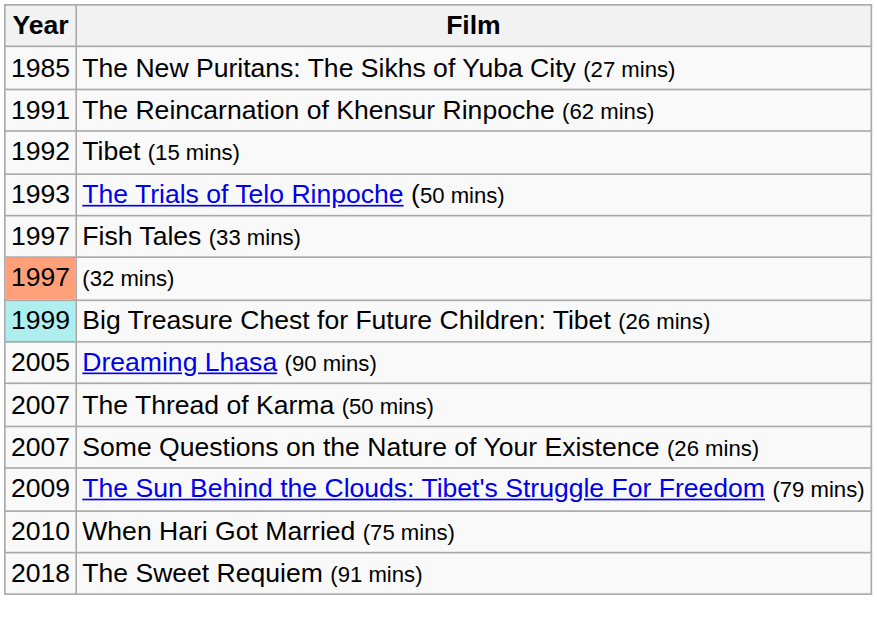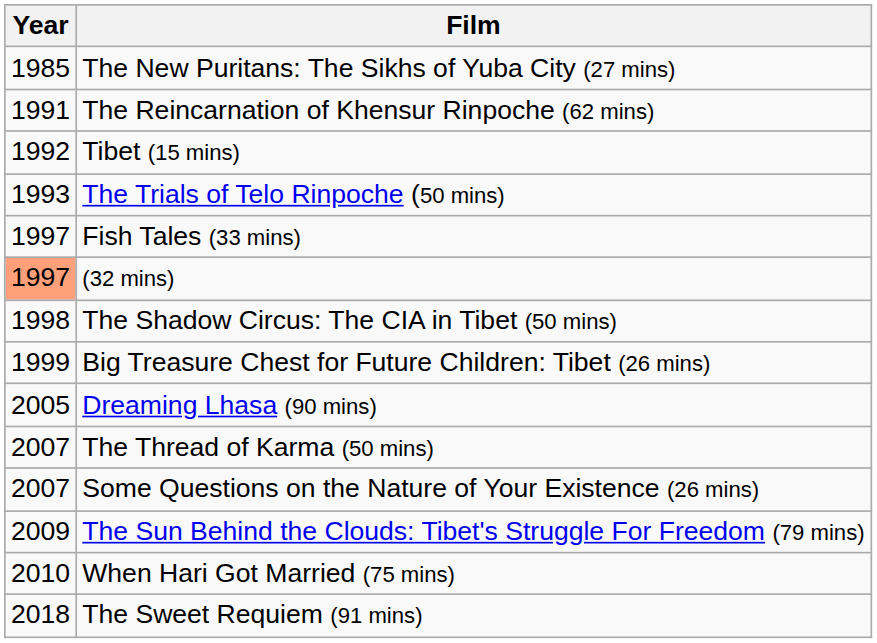+ row: (350, 320)
(40, 320) paleturquoise background -> (40, 362) no background
